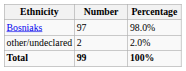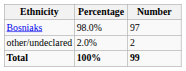columns swapped: (101, 12) <-> (154, 12)
